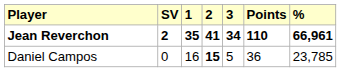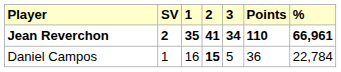(165, 56) 0 -> (165, 56) 1
(313, 56) 23,785 -> (313, 56) 22,784
